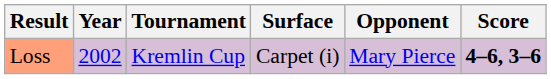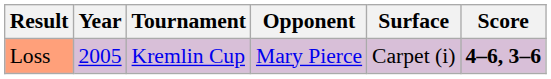columns swapped: (298, 21) <-> (402, 21)
(100, 55) 2002 -> (100, 55) 2005
